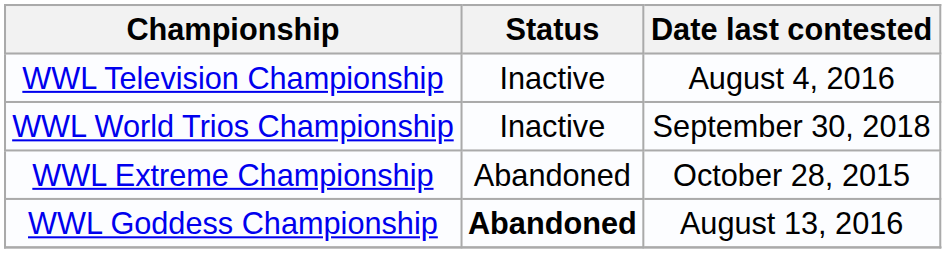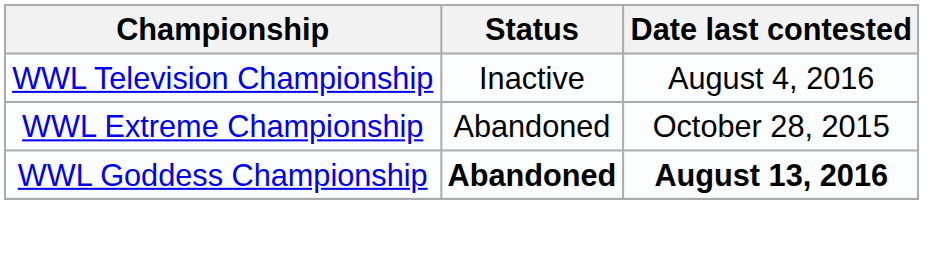- row: (233, 127)
(792, 224) normal -> (771, 175) bold
